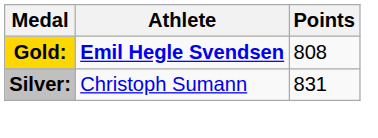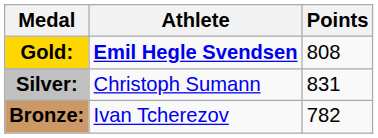+ row: (47, 116)
